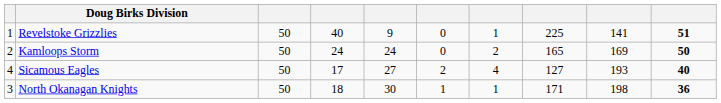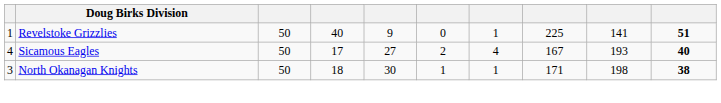- row: (59, 51)
(554, 70) 127 -> (554, 51) 167
(684, 88) 36 -> (684, 70) 38
